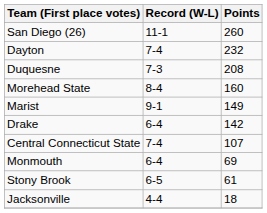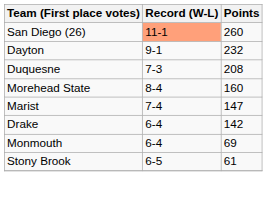(157, 32) no background -> (157, 32) lightsalmon background
(154, 50) 7-4 -> (154, 50) 9-1
(154, 106) 9-1 -> (154, 106) 7-4
(234, 106) 149 -> (233, 106) 147
- row: (74, 143)
- row: (39, 198)
